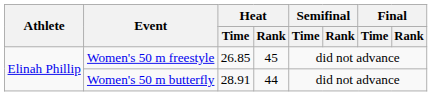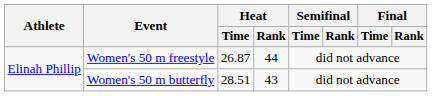(236, 58) 26.85 -> (236, 58) 26.87
(271, 58) 45 -> (271, 58) 44
(236, 80) 28.91 -> (236, 80) 28.51
(271, 80) 44 -> (271, 80) 43
